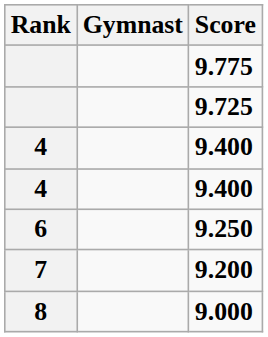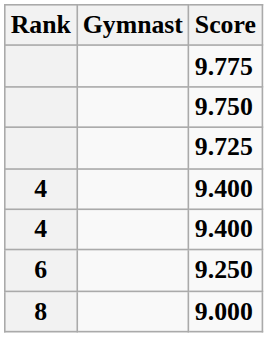+ row: (41, 107)
- row: (41, 270)
